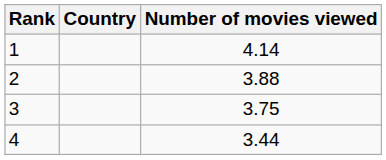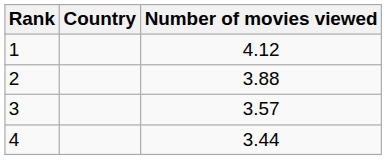(261, 49) 4.14 -> (261, 49) 4.12
(261, 109) 3.75 -> (261, 109) 3.57
